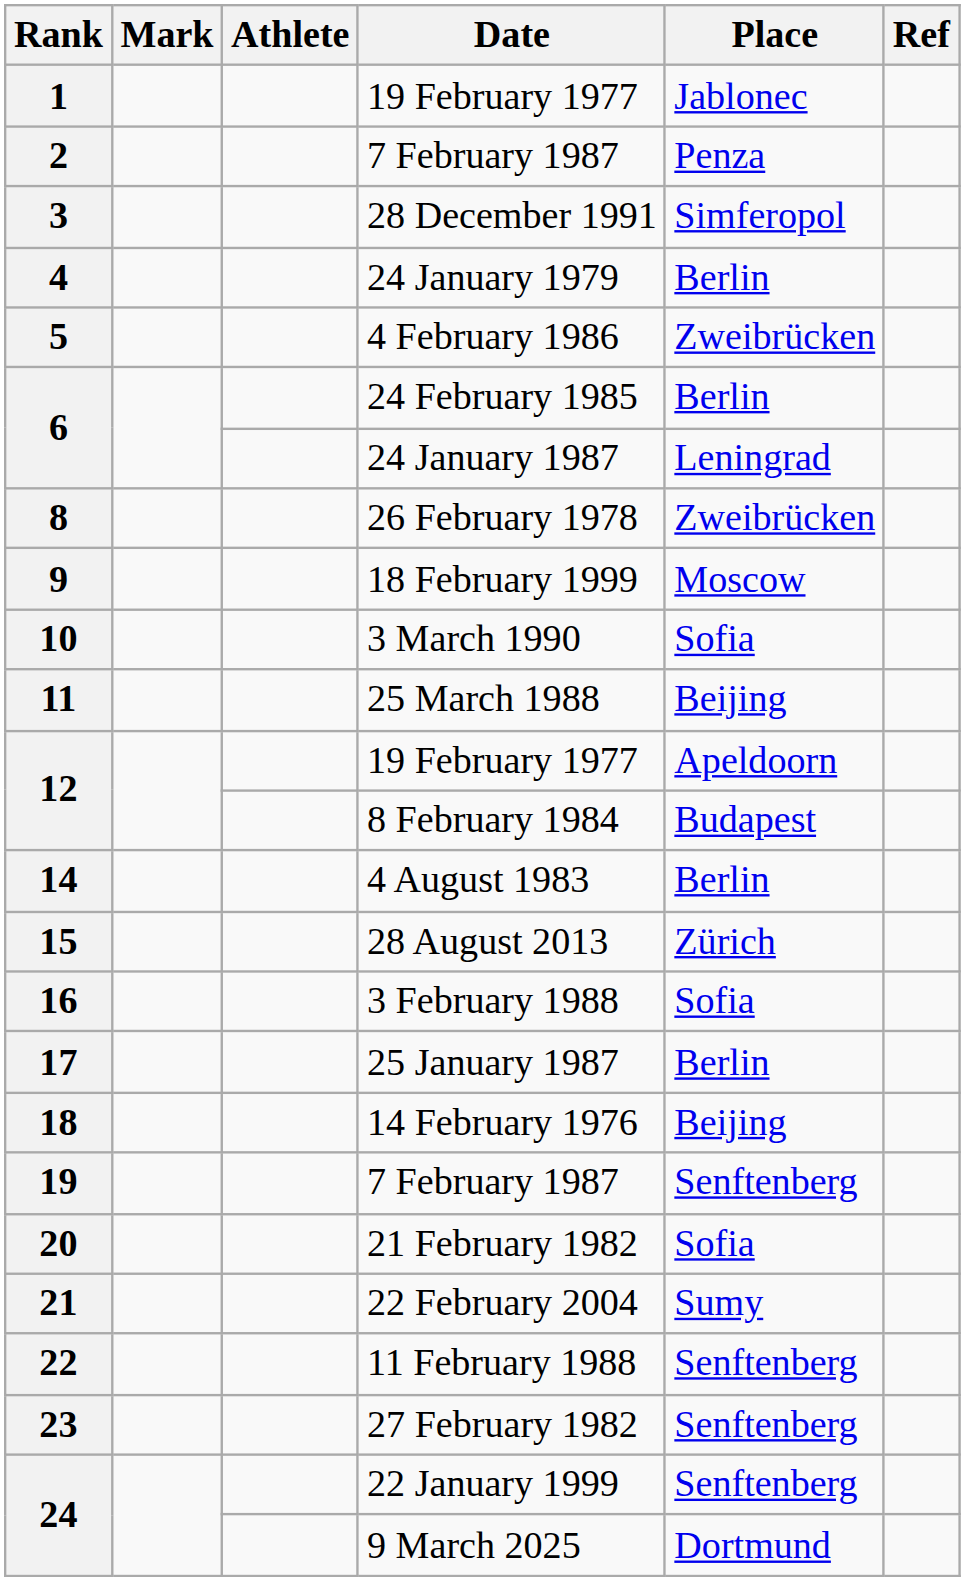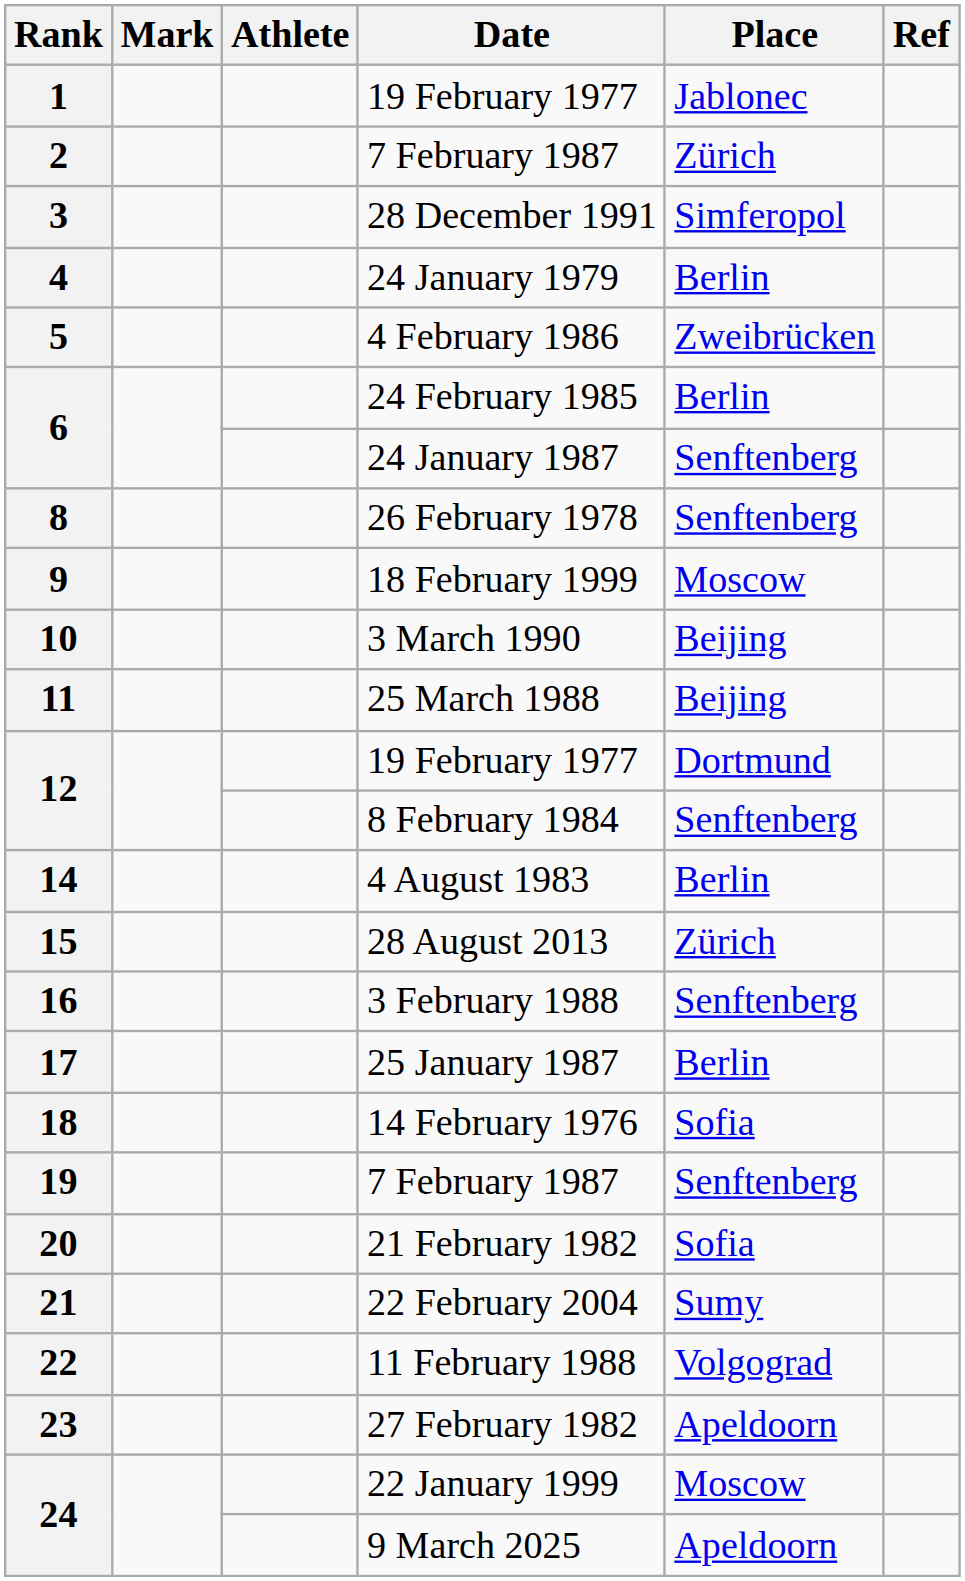(720, 155) Penza -> (725, 155) Zürich
(753, 457) Leningrad -> (766, 457) Senftenberg
(775, 517) Zweibrücken -> (766, 517) Senftenberg
(715, 638) Sofia -> (730, 638) Beijing
(756, 759) Apeldoorn -> (753, 759) Dortmund
(745, 819) Budapest -> (766, 819) Senftenberg
(715, 1000) Sofia -> (766, 1000) Senftenberg
(730, 1121) Beijing -> (715, 1121) Sofia
(766, 1363) Senftenberg -> (753, 1363) Volgograd
(766, 1423) Senftenberg -> (756, 1423) Apeldoorn
(766, 1484) Senftenberg -> (740, 1484) Moscow
(753, 1544) Dortmund -> (756, 1544) Apeldoorn
